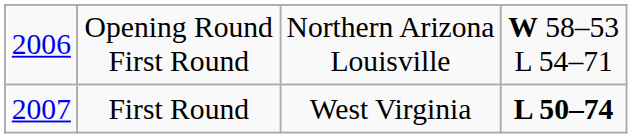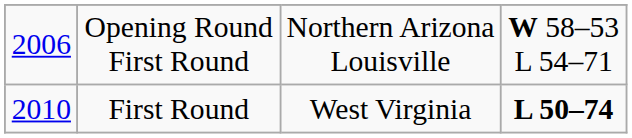(41, 108) 2007 -> (41, 108) 2010
